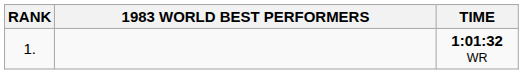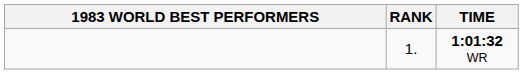columns swapped: (30, 17) <-> (245, 17)
